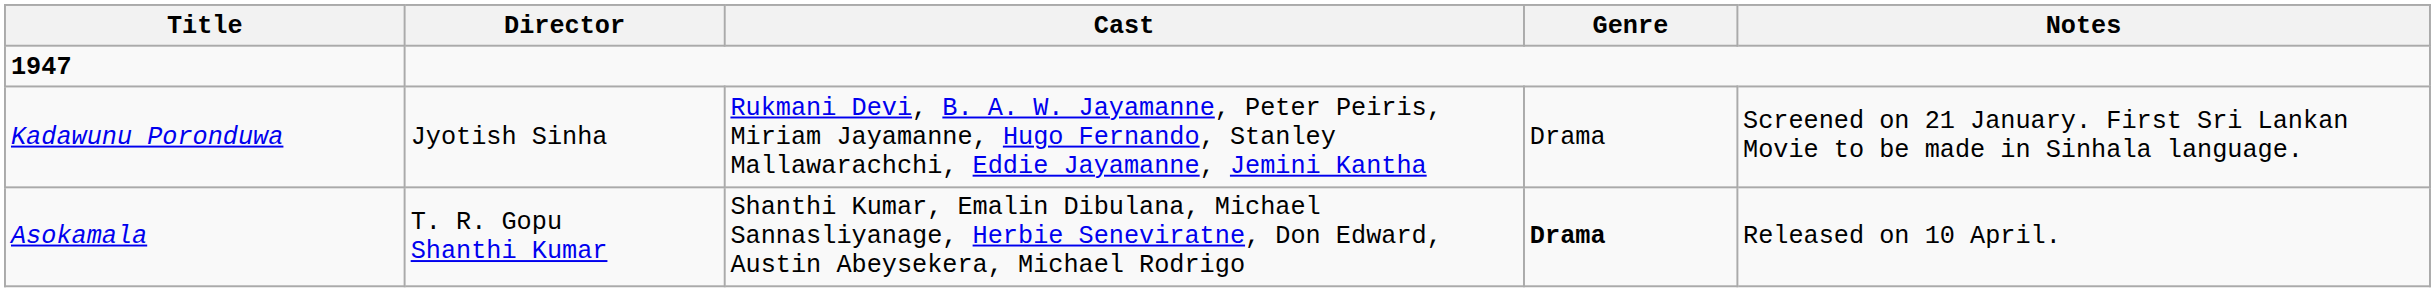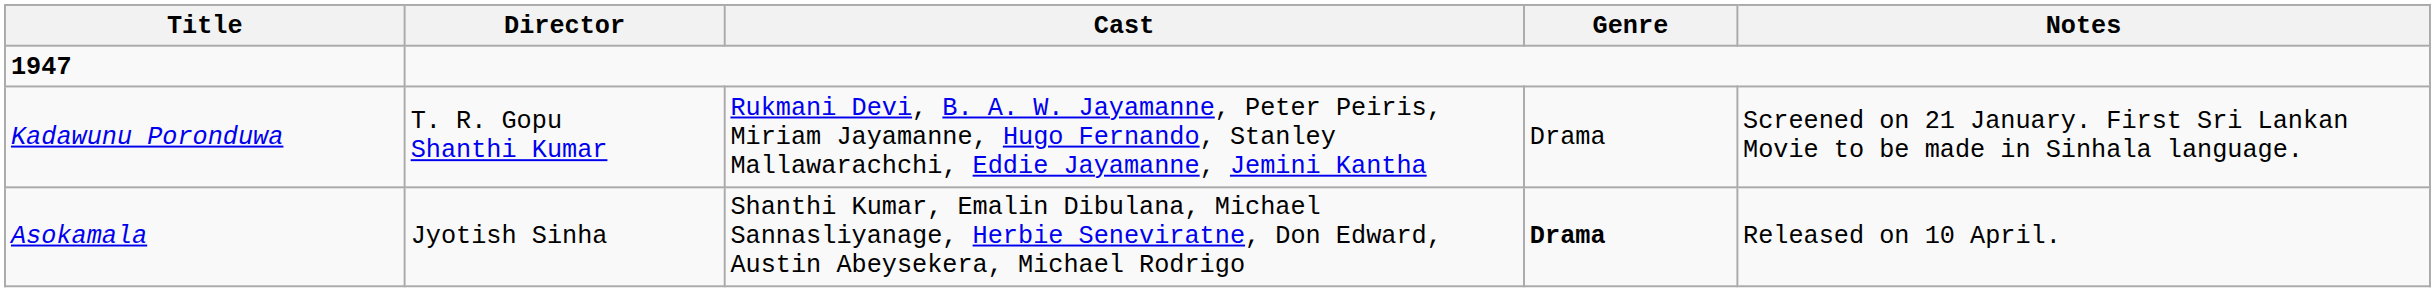(509, 137) Jyotish Sinha -> (509, 137) T. R. Gopu Shanthi Kumar
(509, 236) T. R. Gopu Shanthi Kumar -> (509, 236) Jyotish Sinha
